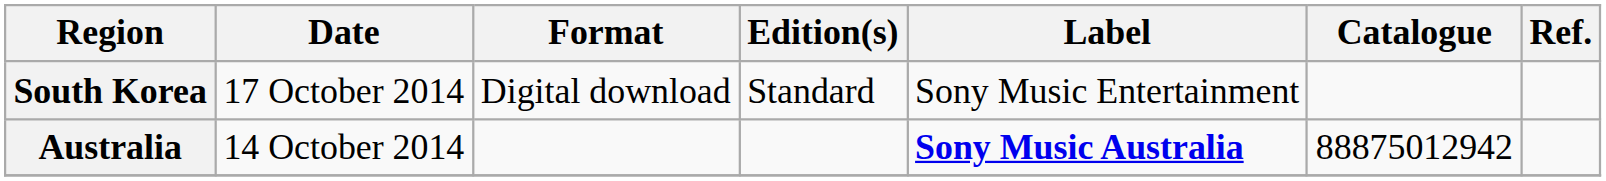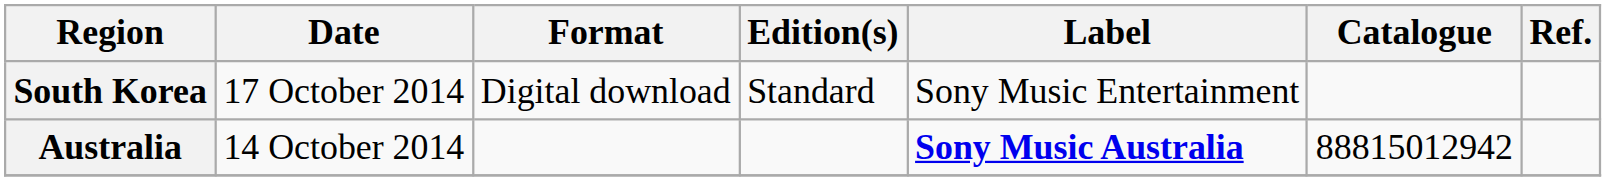(1414, 146) 88875012942 -> (1414, 146) 88815012942
